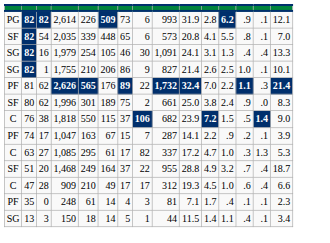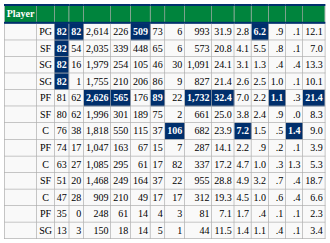+ column: (21, 14)
